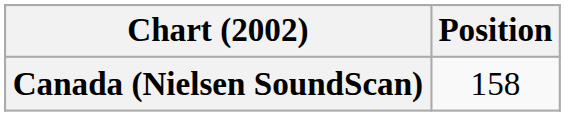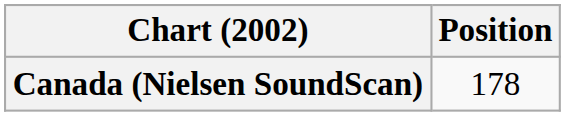(495, 83) 158 -> (495, 83) 178
